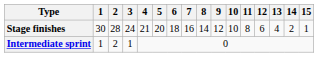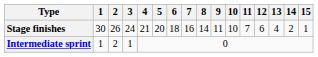(115, 28) 28 -> (115, 28) 26
(218, 28) 12 -> (218, 28) 11
(248, 28) 8 -> (247, 28) 7
